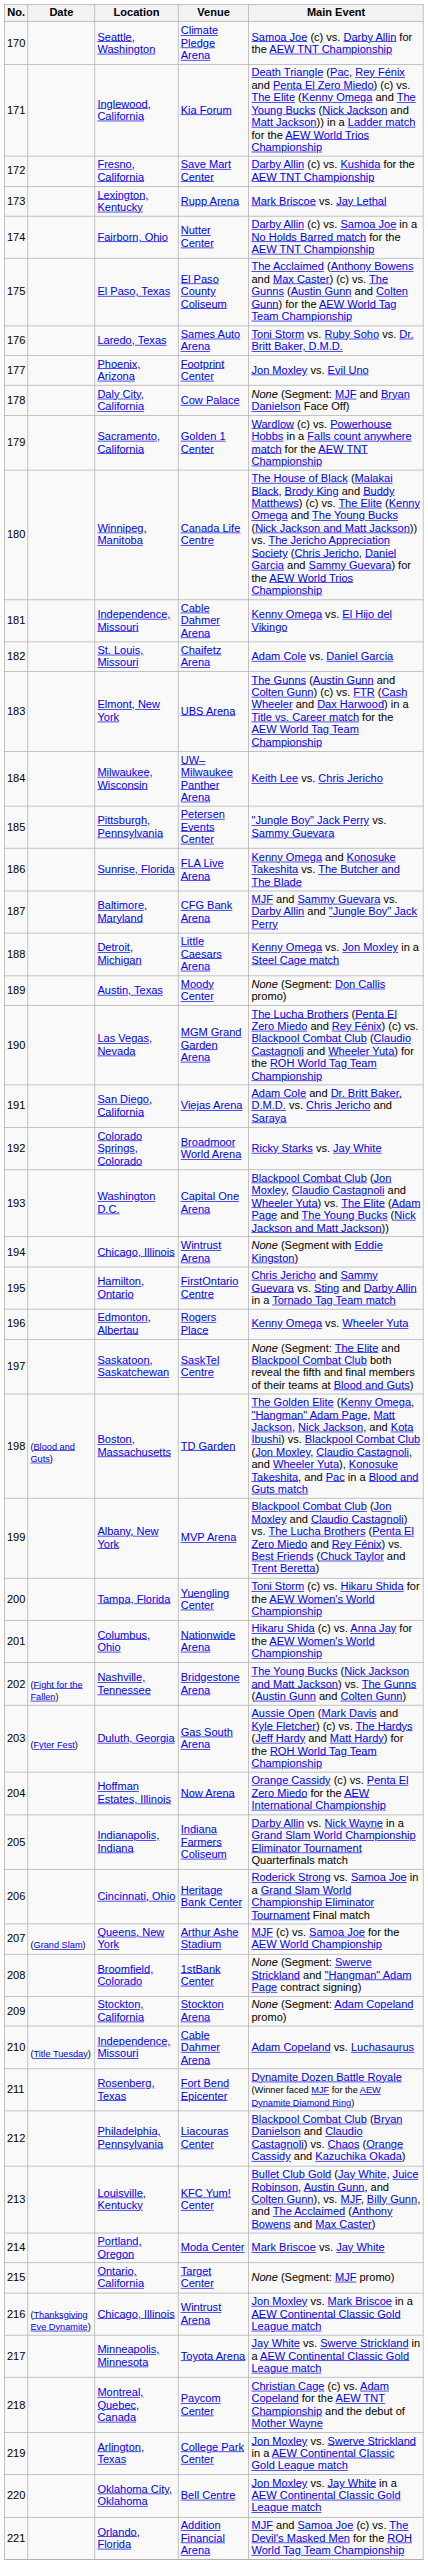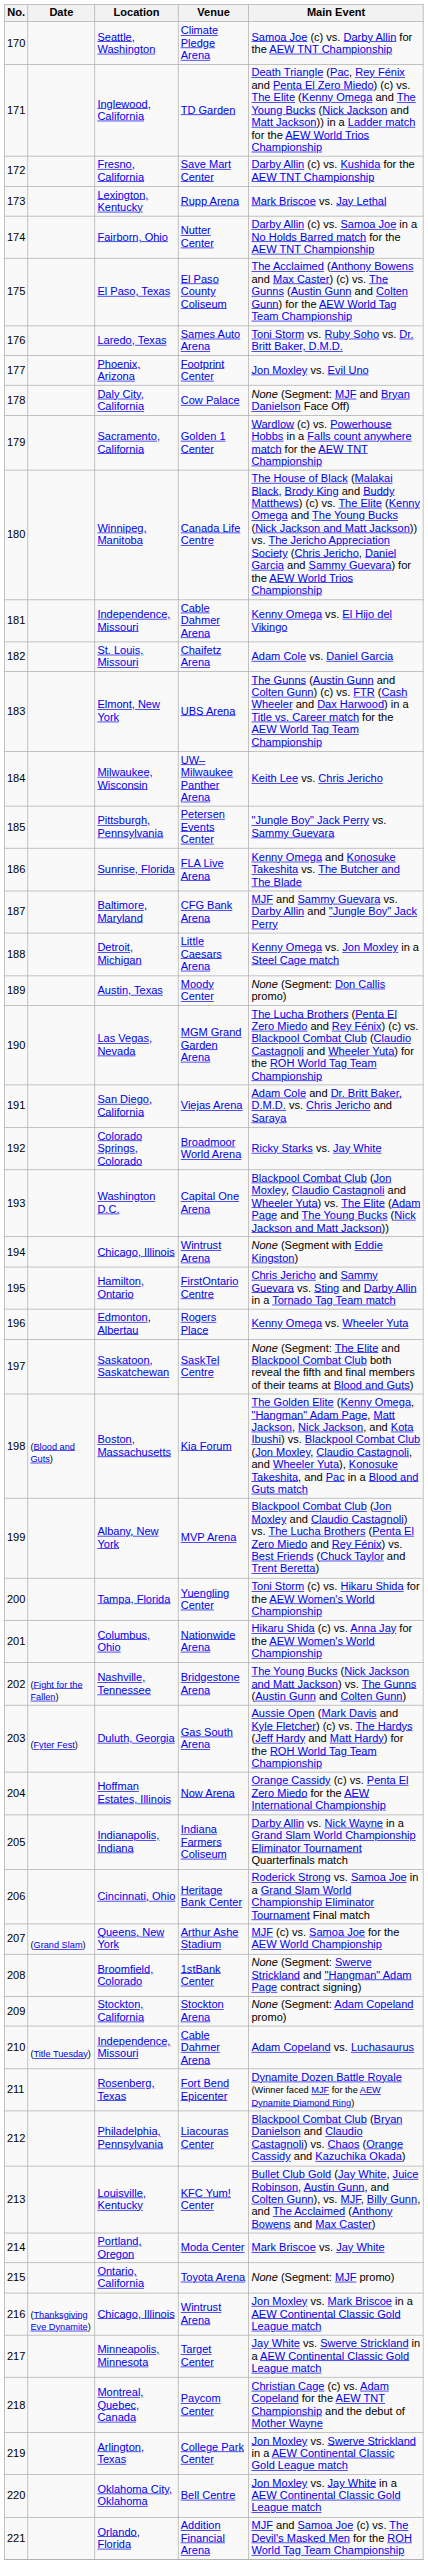(206, 110) Kia Forum -> (208, 110) TD Garden
(208, 1446) TD Garden -> (206, 1446) Kia Forum
(197, 2278) Target Center -> (213, 2278) Toyota Arena
(213, 2356) Toyota Arena -> (197, 2356) Target Center
